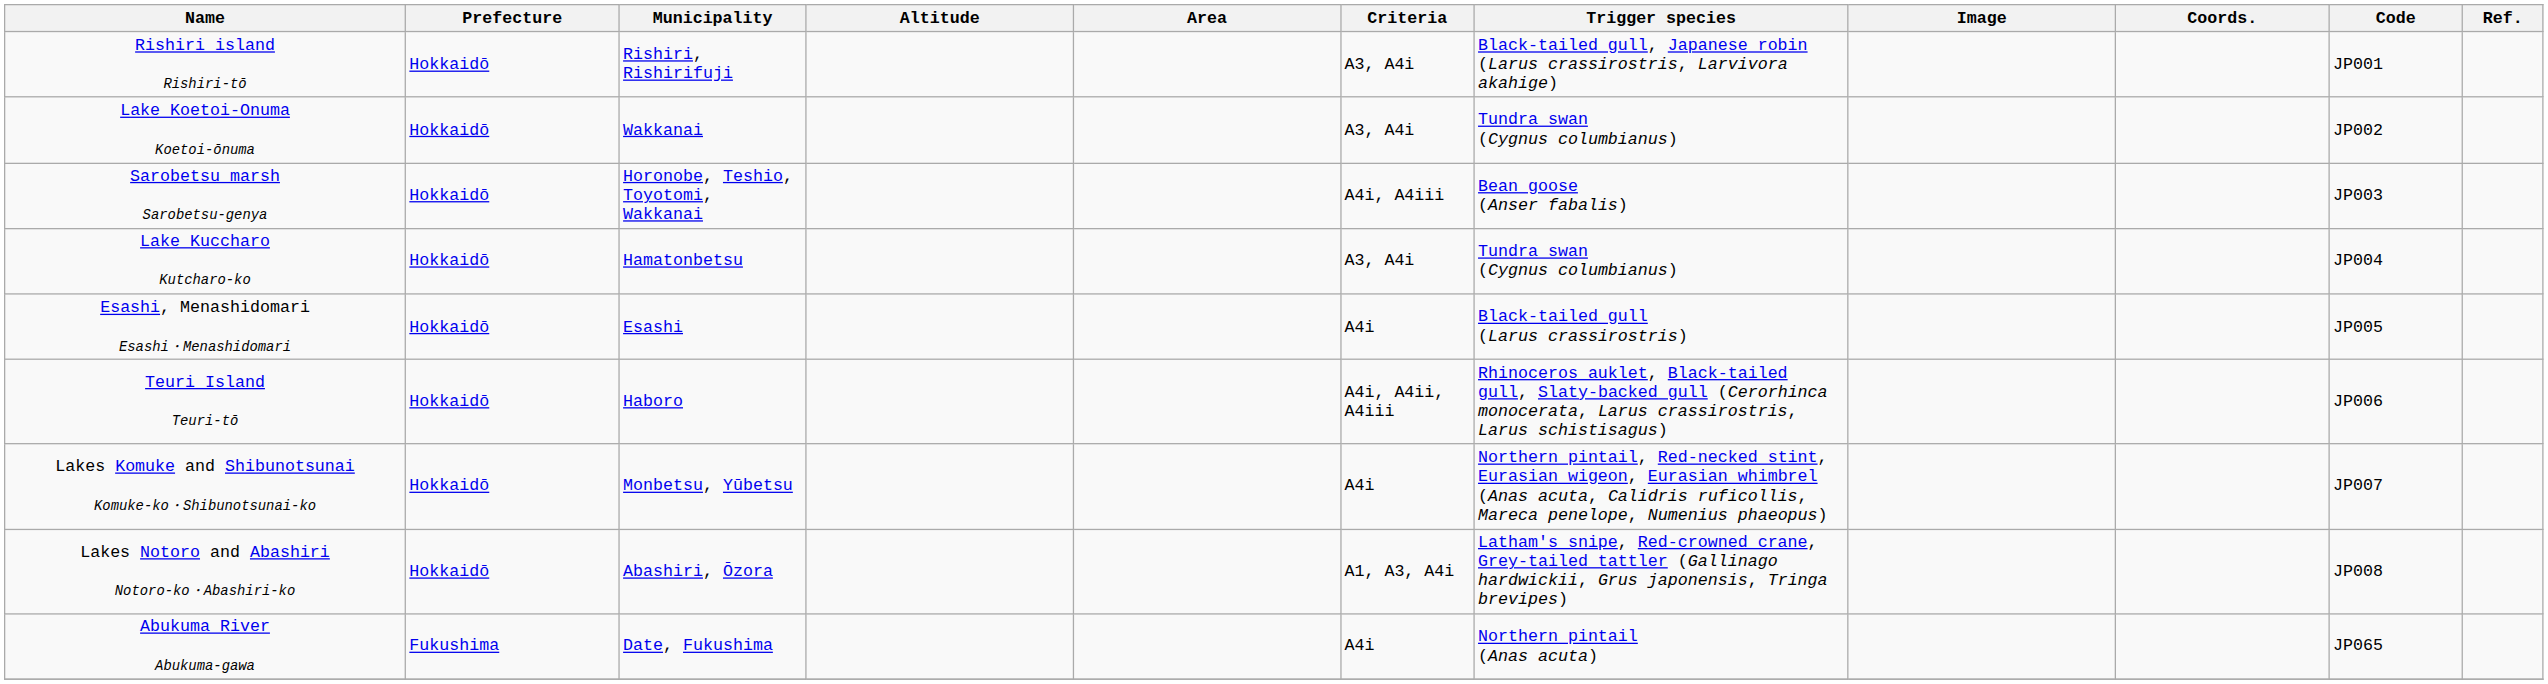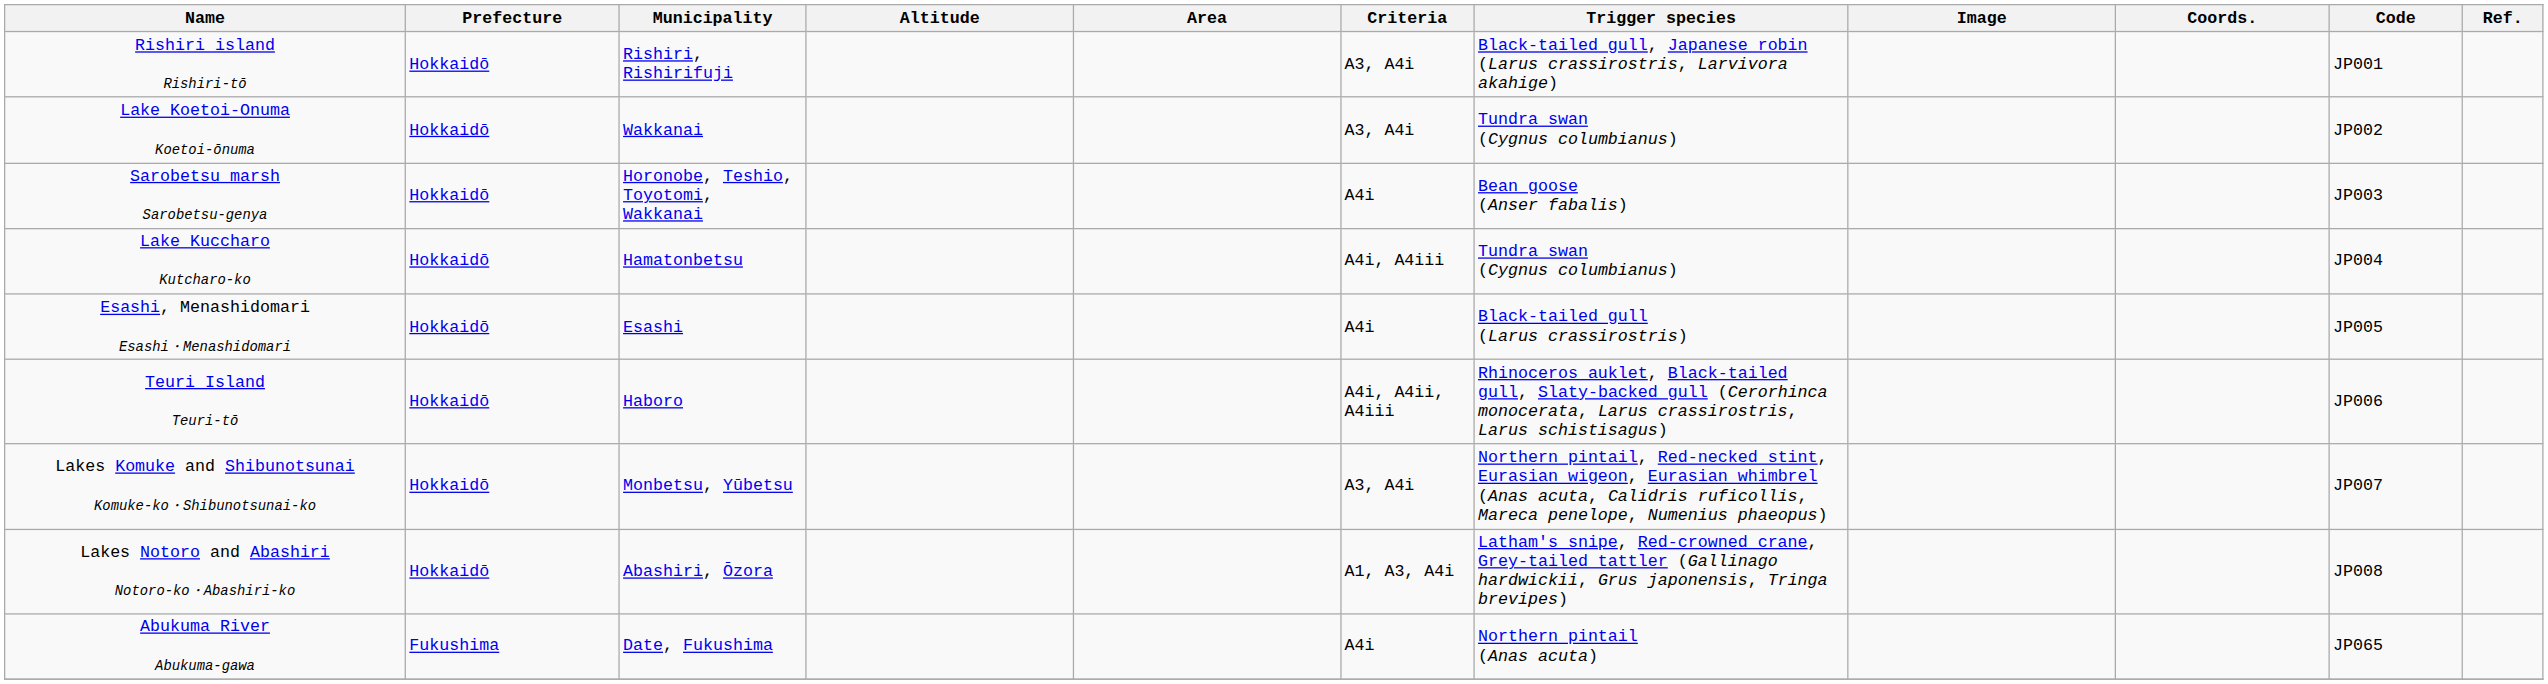(1394, 196) A4i, A4iii -> (1359, 196) A4i
(1379, 261) A3, A4i -> (1394, 261) A4i, A4iii
(1359, 486) A4i -> (1379, 486) A3, A4i
